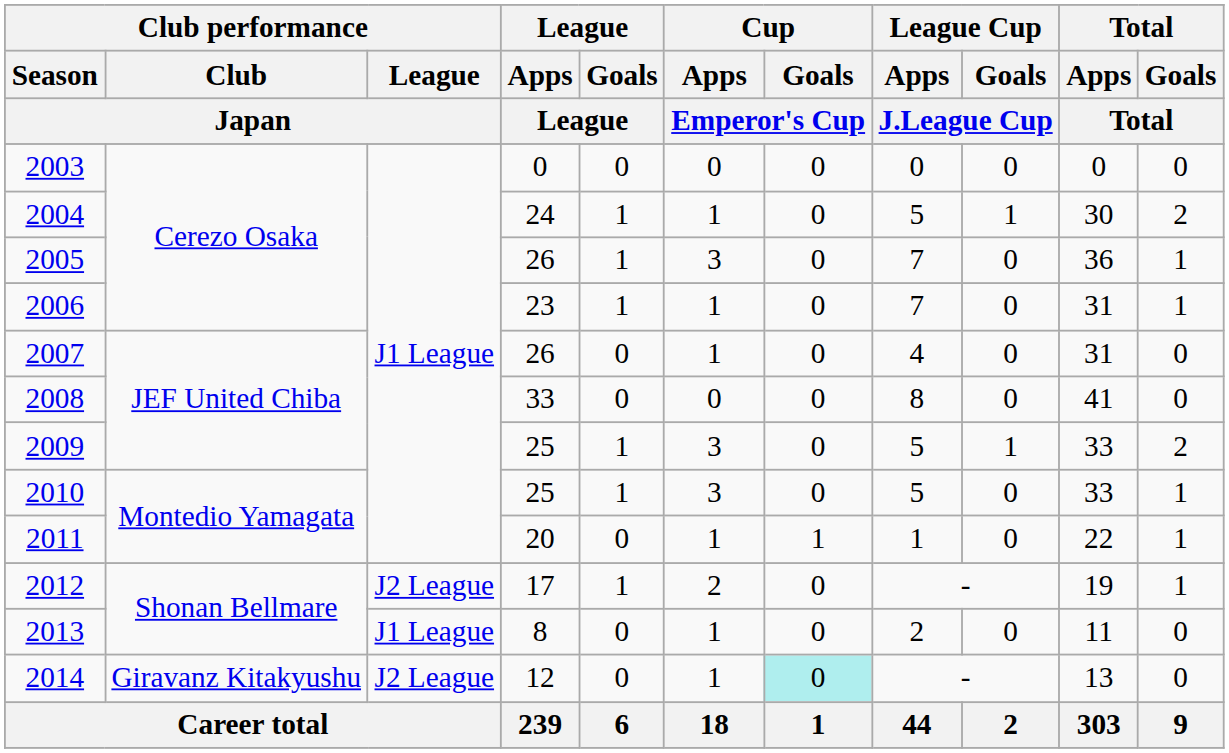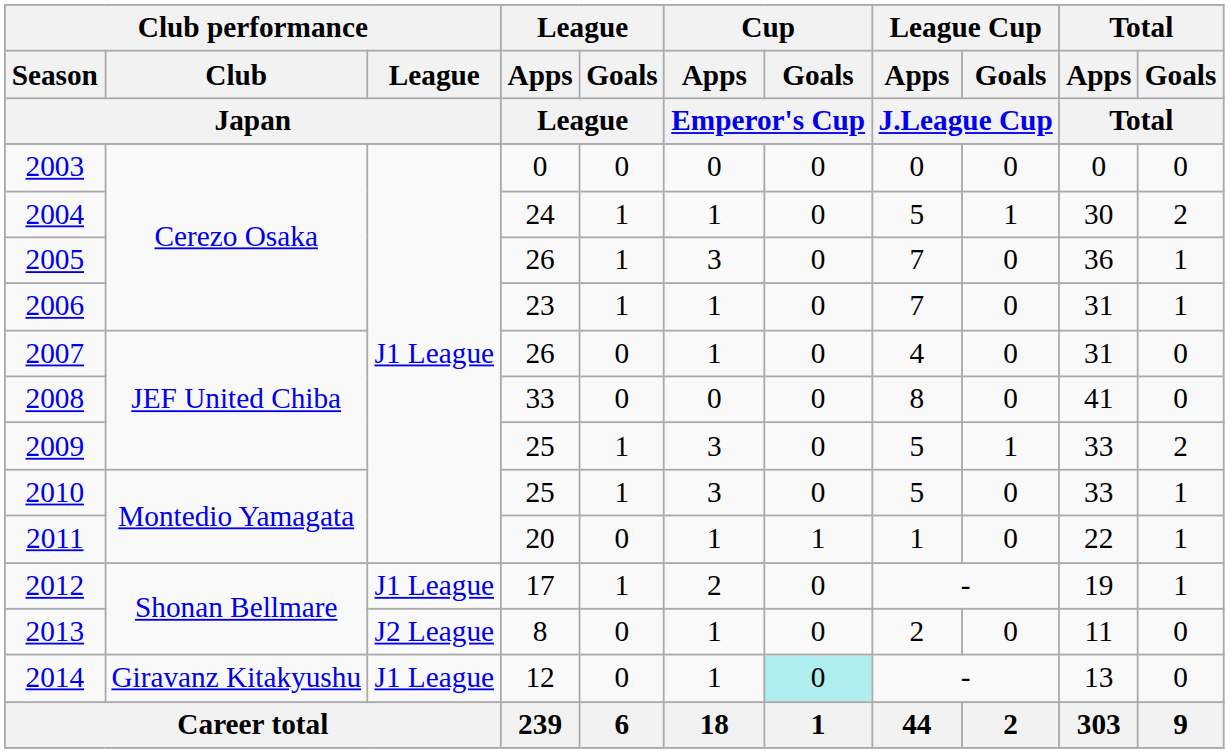(434, 584) J2 League -> (434, 584) J1 League
(434, 631) J1 League -> (434, 631) J2 League
(434, 677) J2 League -> (434, 677) J1 League
